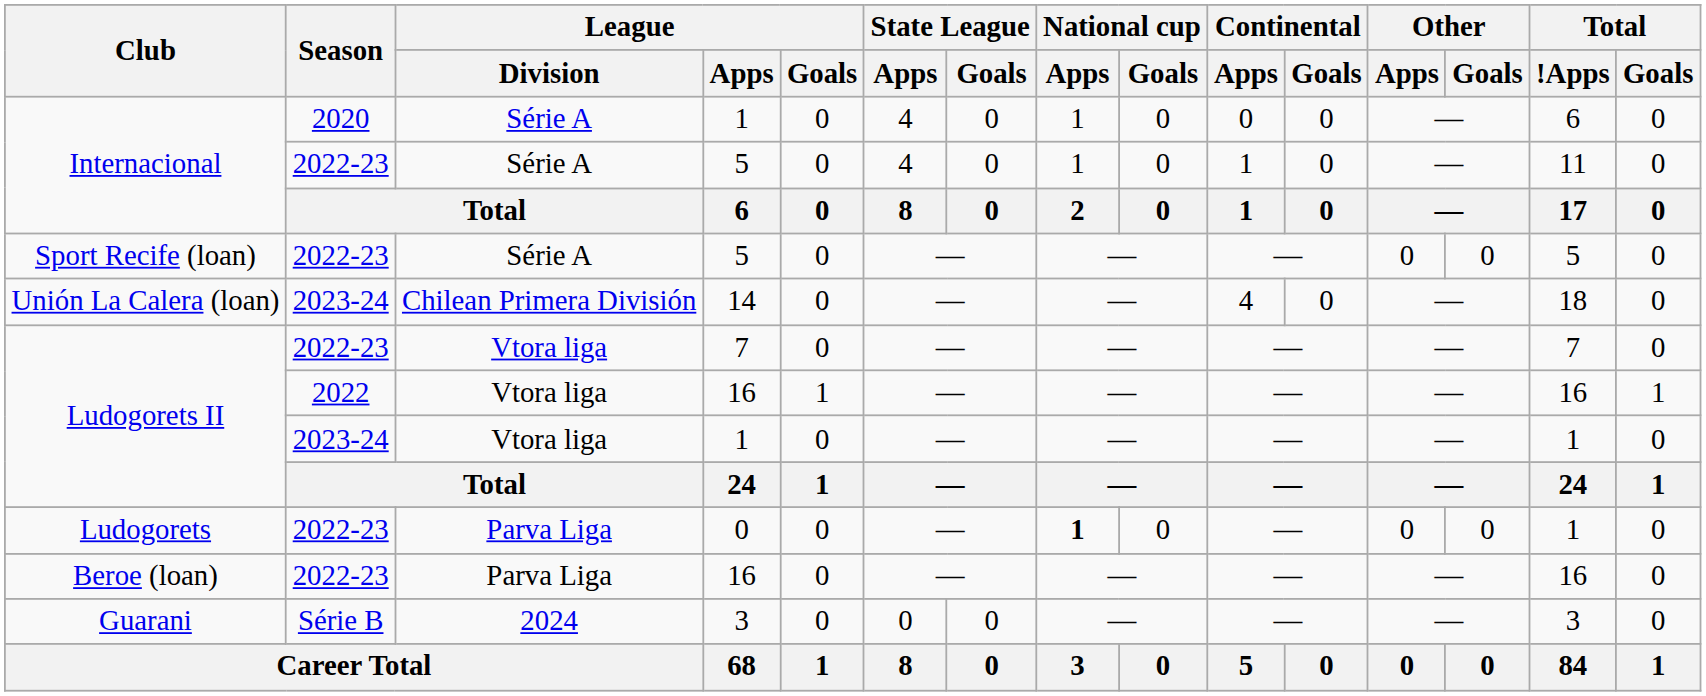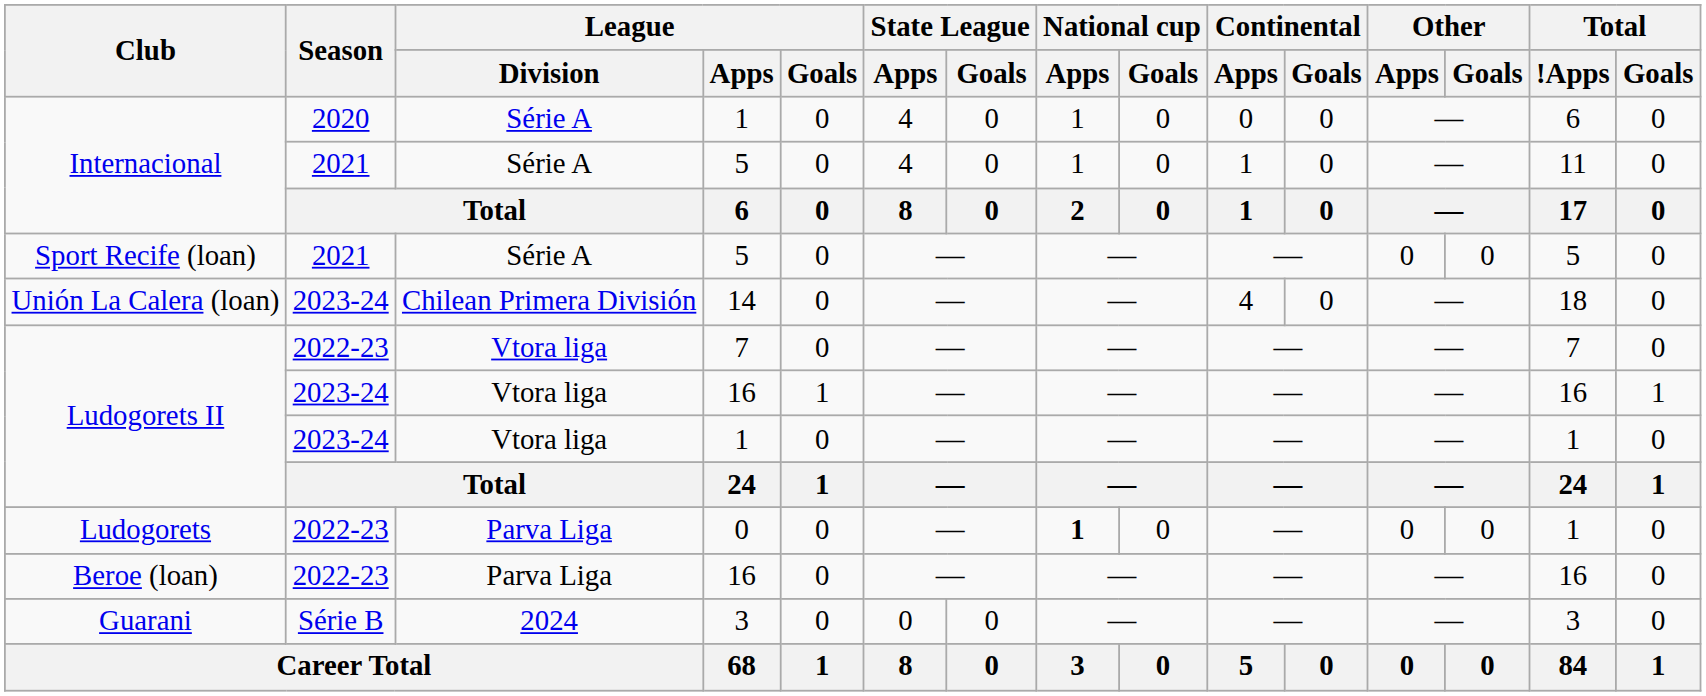(341, 164) 2022-23 -> (341, 164) 2021
(341, 255) 2022-23 -> (341, 255) 2021
(341, 392) 2022 -> (341, 392) 2023-24
